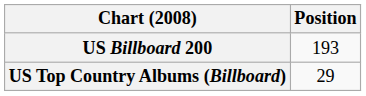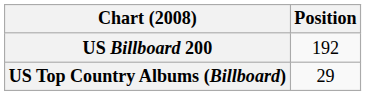(326, 47) 193 -> (326, 47) 192
